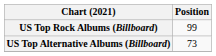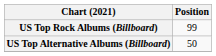(192, 43) 73 -> (192, 43) 50
